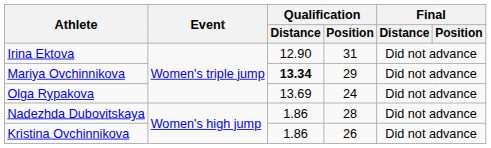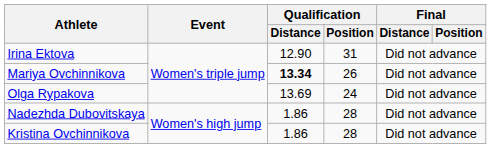(350, 74) 29 -> (350, 74) 26
(350, 134) 26 -> (350, 134) 28
